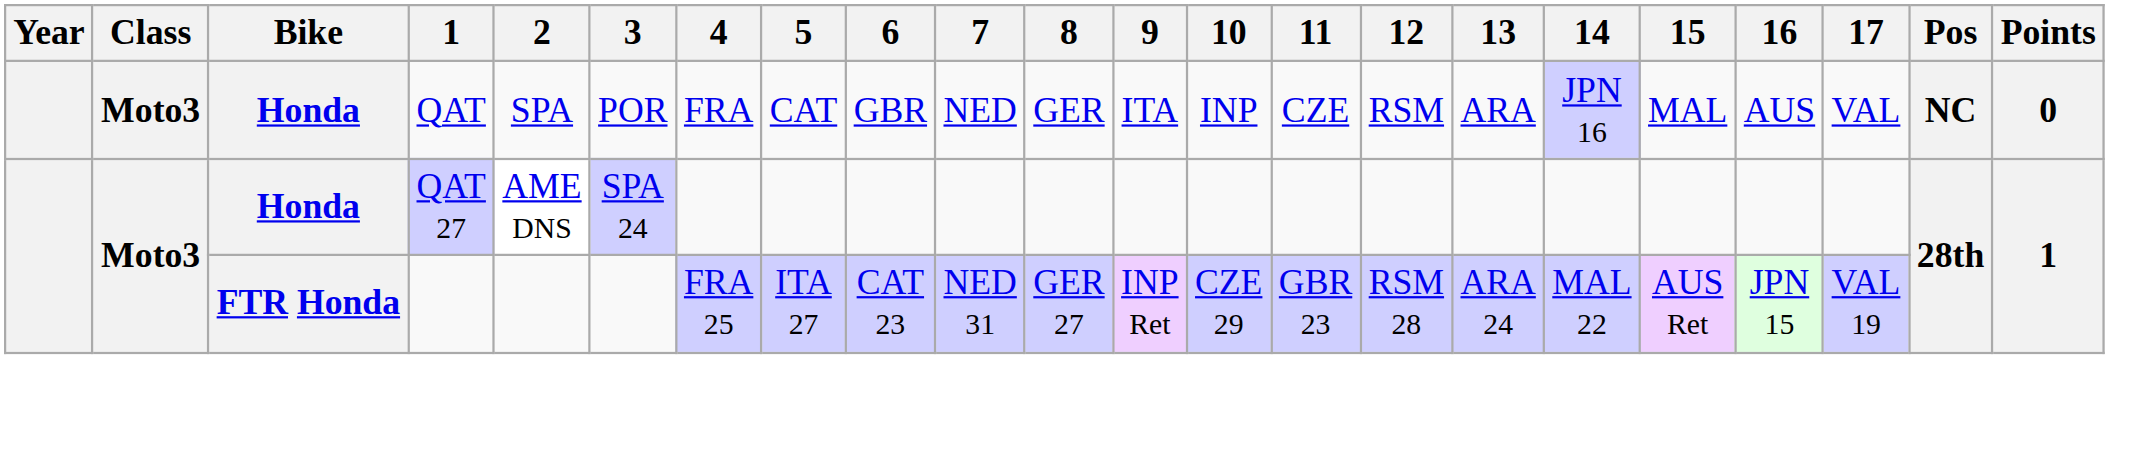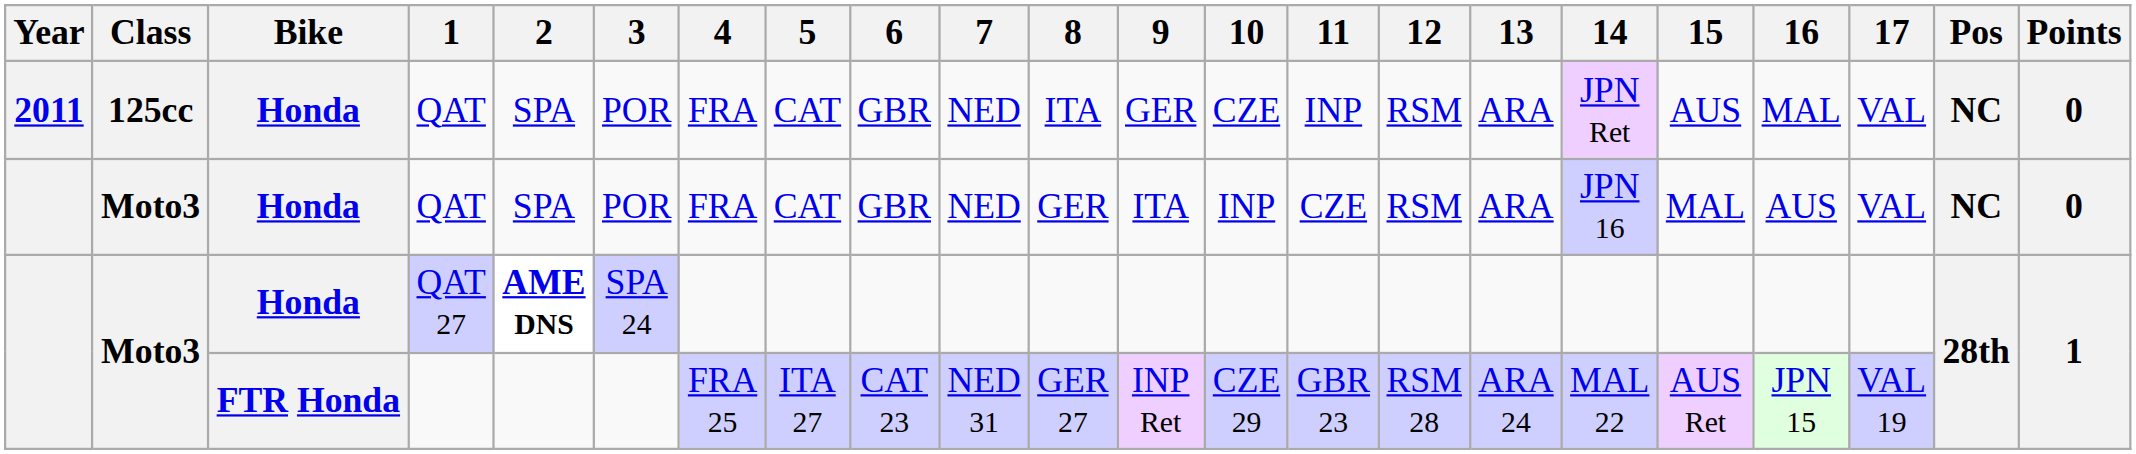+ row: (49, 109)
(542, 206) normal -> (544, 302) bold
